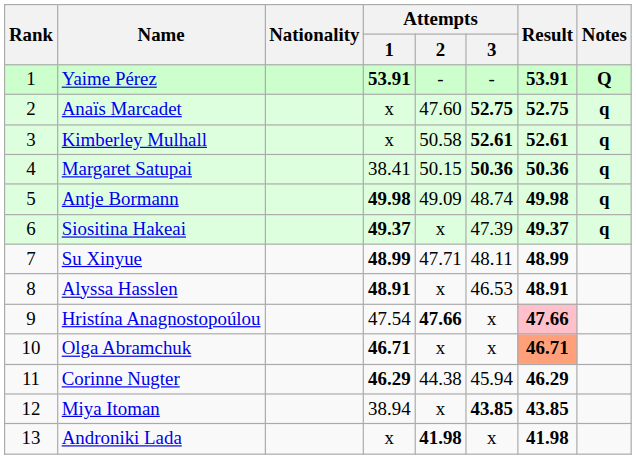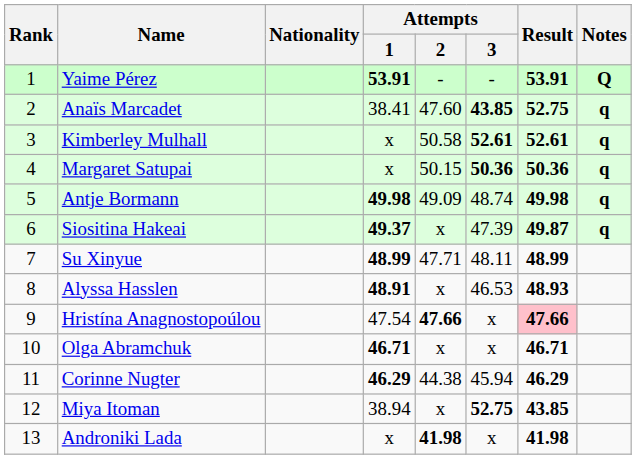(389, 109) x -> (389, 109) 38.41
(492, 109) 52.75 -> (492, 109) 43.85
(389, 169) 38.41 -> (389, 169) x
(547, 229) 49.37 -> (547, 229) 49.87
(547, 288) 48.91 -> (547, 288) 48.93
(547, 348) lightsalmon background -> (547, 348) no background
(492, 408) 43.85 -> (492, 408) 52.75
